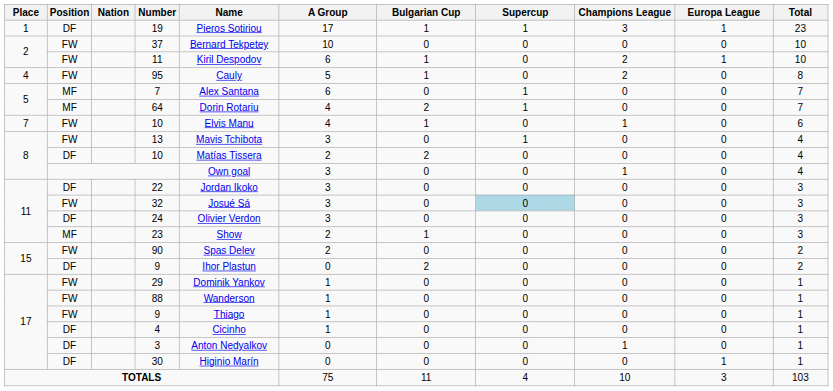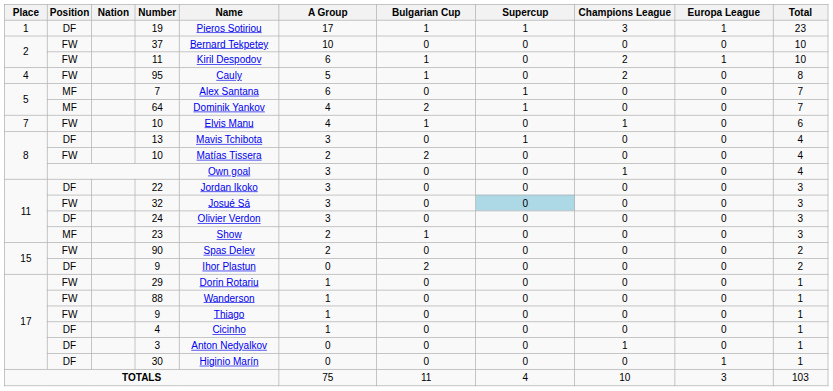(229, 108) Dorin Rotariu -> (229, 108) Dominik Yankov
(70, 140) FW -> (70, 140) DF
(70, 155) DF -> (70, 155) FW
(229, 282) Dominik Yankov -> (229, 282) Dorin Rotariu
